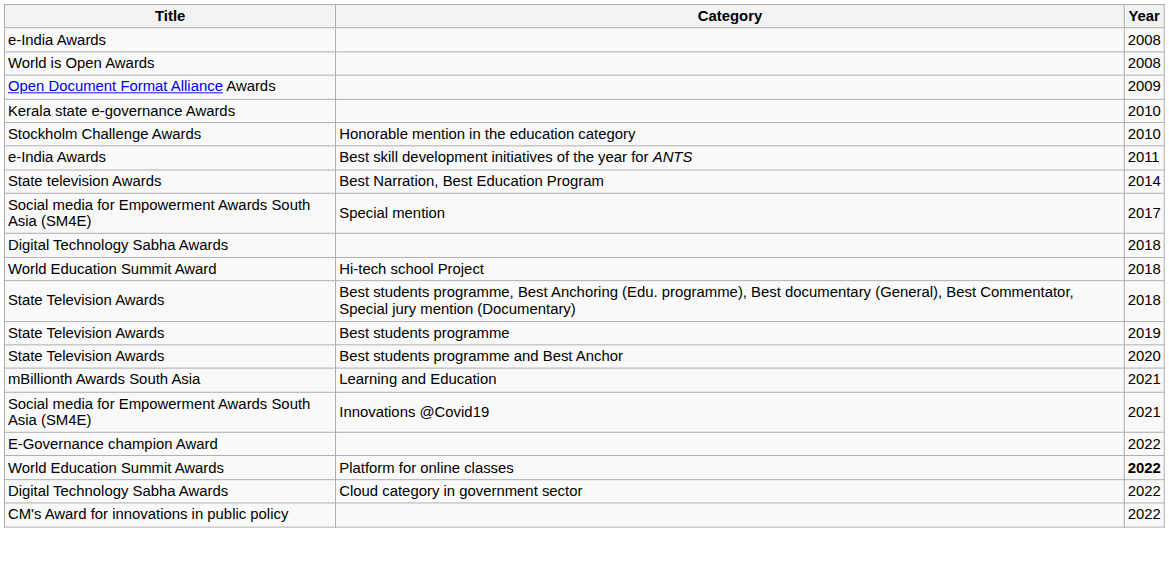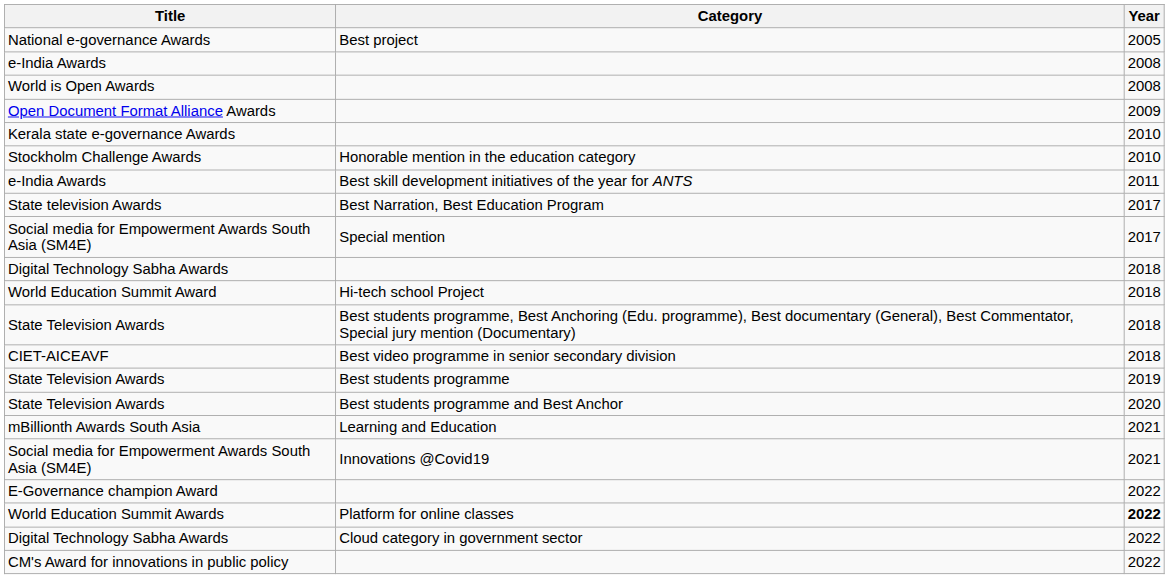+ row: (109, 39)
(1144, 181) 2014 -> (1144, 205) 2017
+ row: (58, 356)
